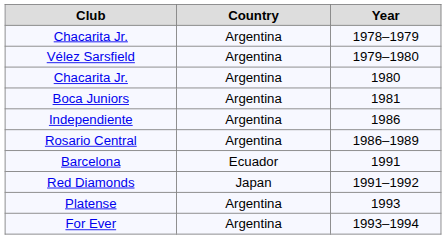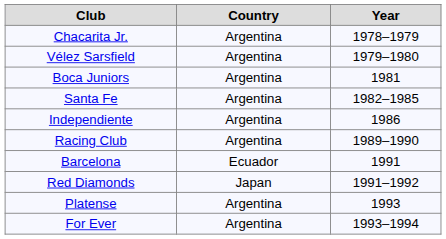- row: (91, 78)
+ row: (91, 98)
- row: (91, 140)
+ row: (91, 140)
